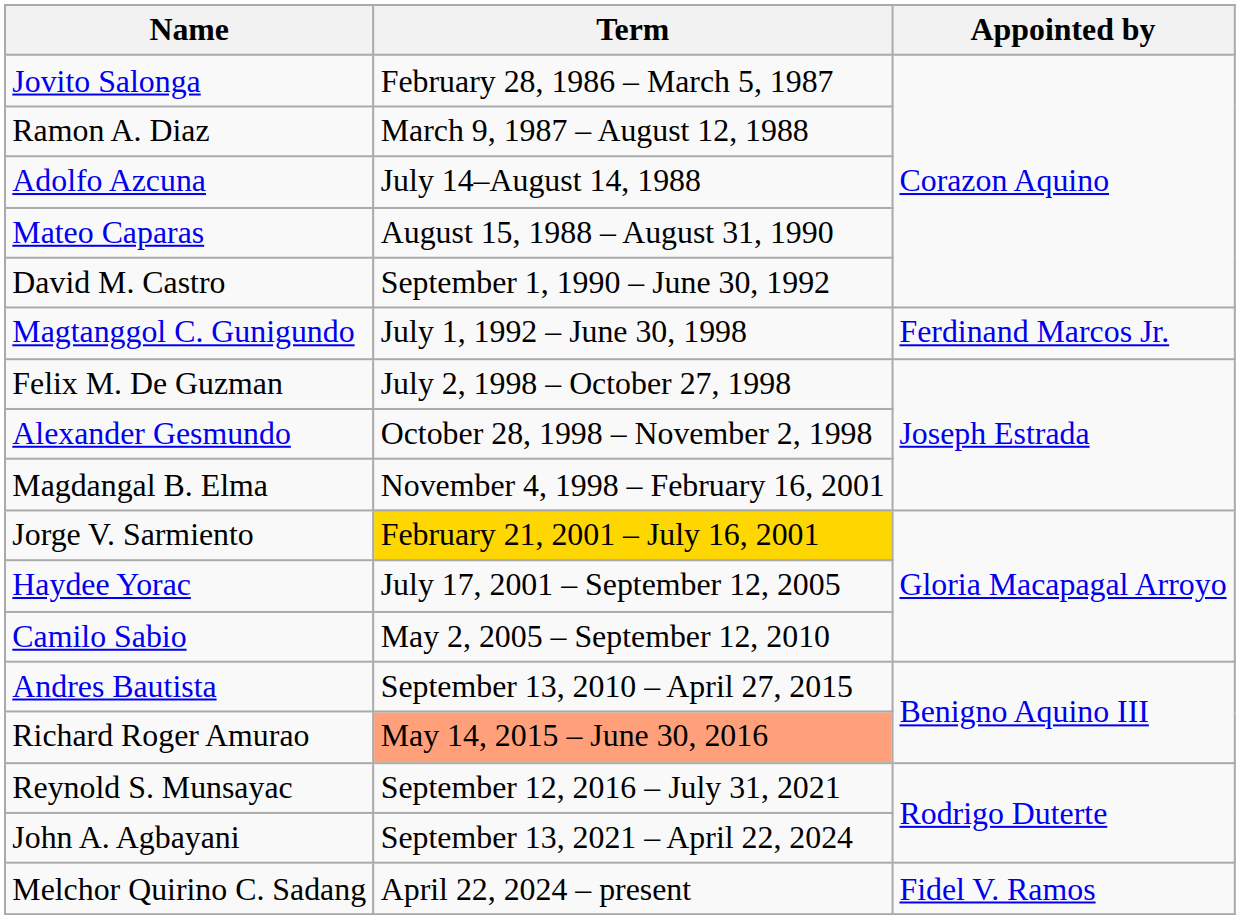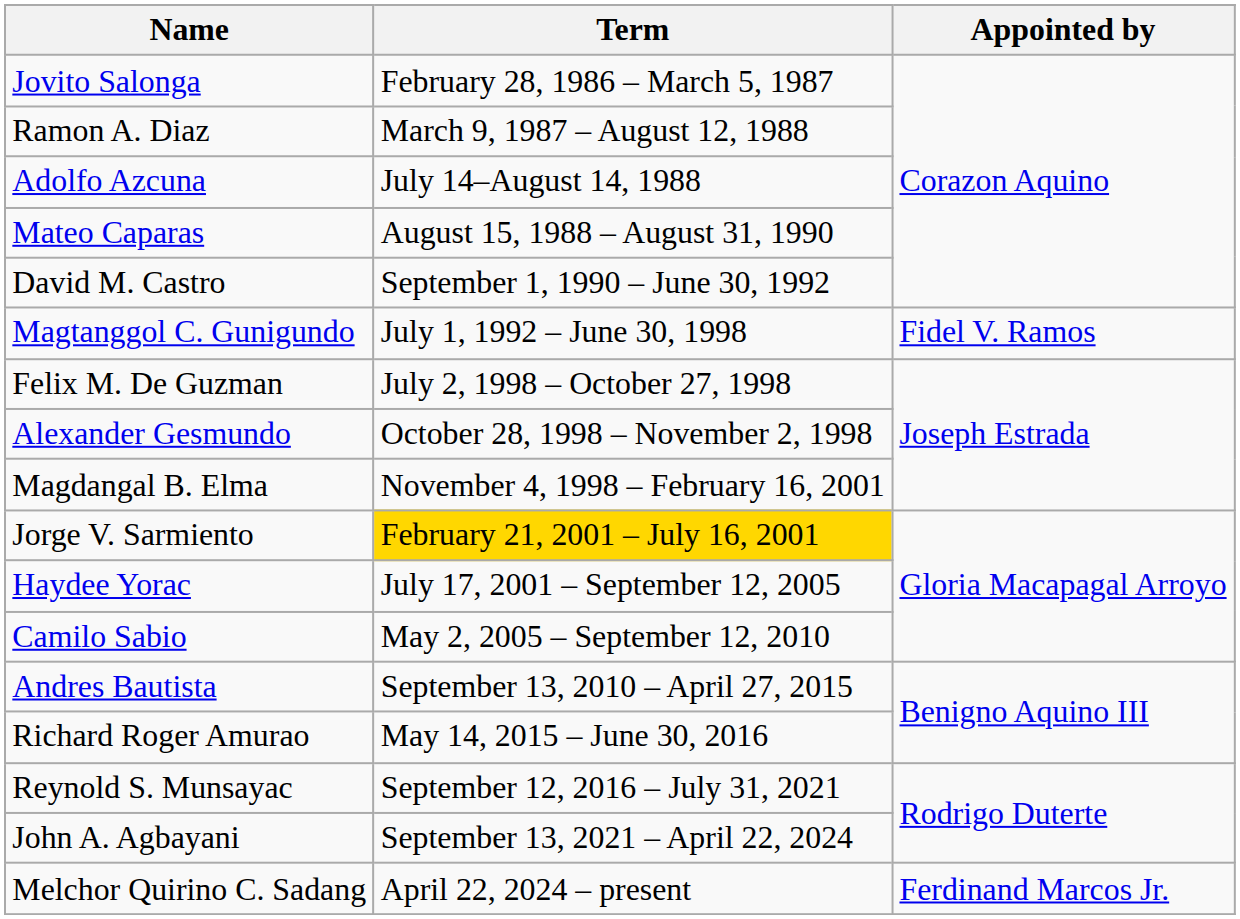(1034, 332) Ferdinand Marcos Jr. -> (998, 332) Fidel V. Ramos
(574, 736) lightsalmon background -> (574, 736) no background
(998, 888) Fidel V. Ramos -> (1034, 888) Ferdinand Marcos Jr.
